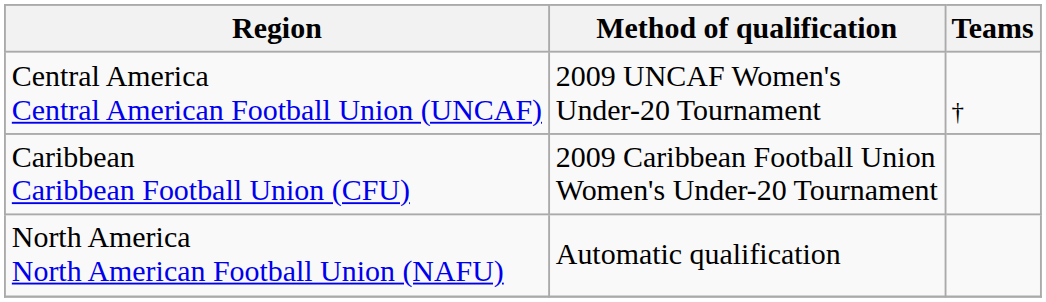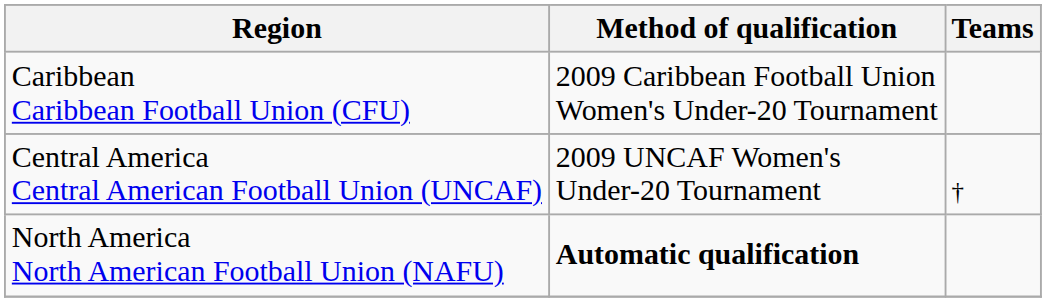rows swapped: (211, 173) <-> (277, 92)
(698, 254) normal -> (707, 254) bold
